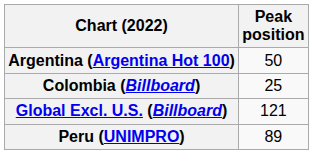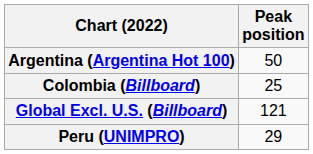(273, 136) 89 -> (273, 136) 29
